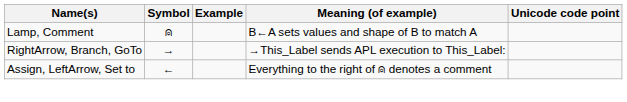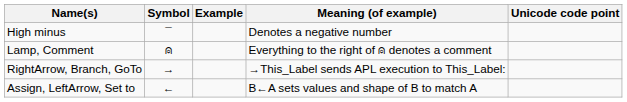+ row: (36, 32)
(363, 32) B←A sets values and shape of B to match A -> (370, 50) Everything to the right of ⍝ denotes a comment
(370, 69) Everything to the right of ⍝ denotes a comment -> (363, 87) B←A sets values and shape of B to match A
